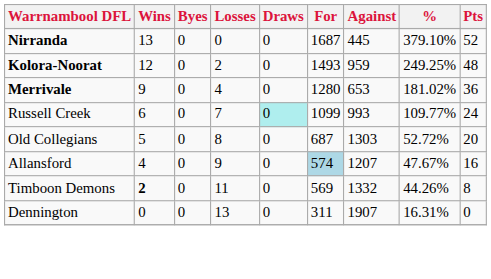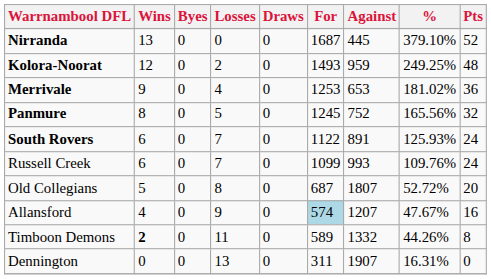(326, 89) 1280 -> (326, 89) 1253
+ row: (37, 114)
+ row: (51, 138)
(266, 114) paleturquoise background -> (266, 163) no background
(430, 114) 109.77% -> (430, 163) 109.76%
(362, 138) 1303 -> (362, 187) 1807
(322, 187) 569 -> (322, 236) 589
